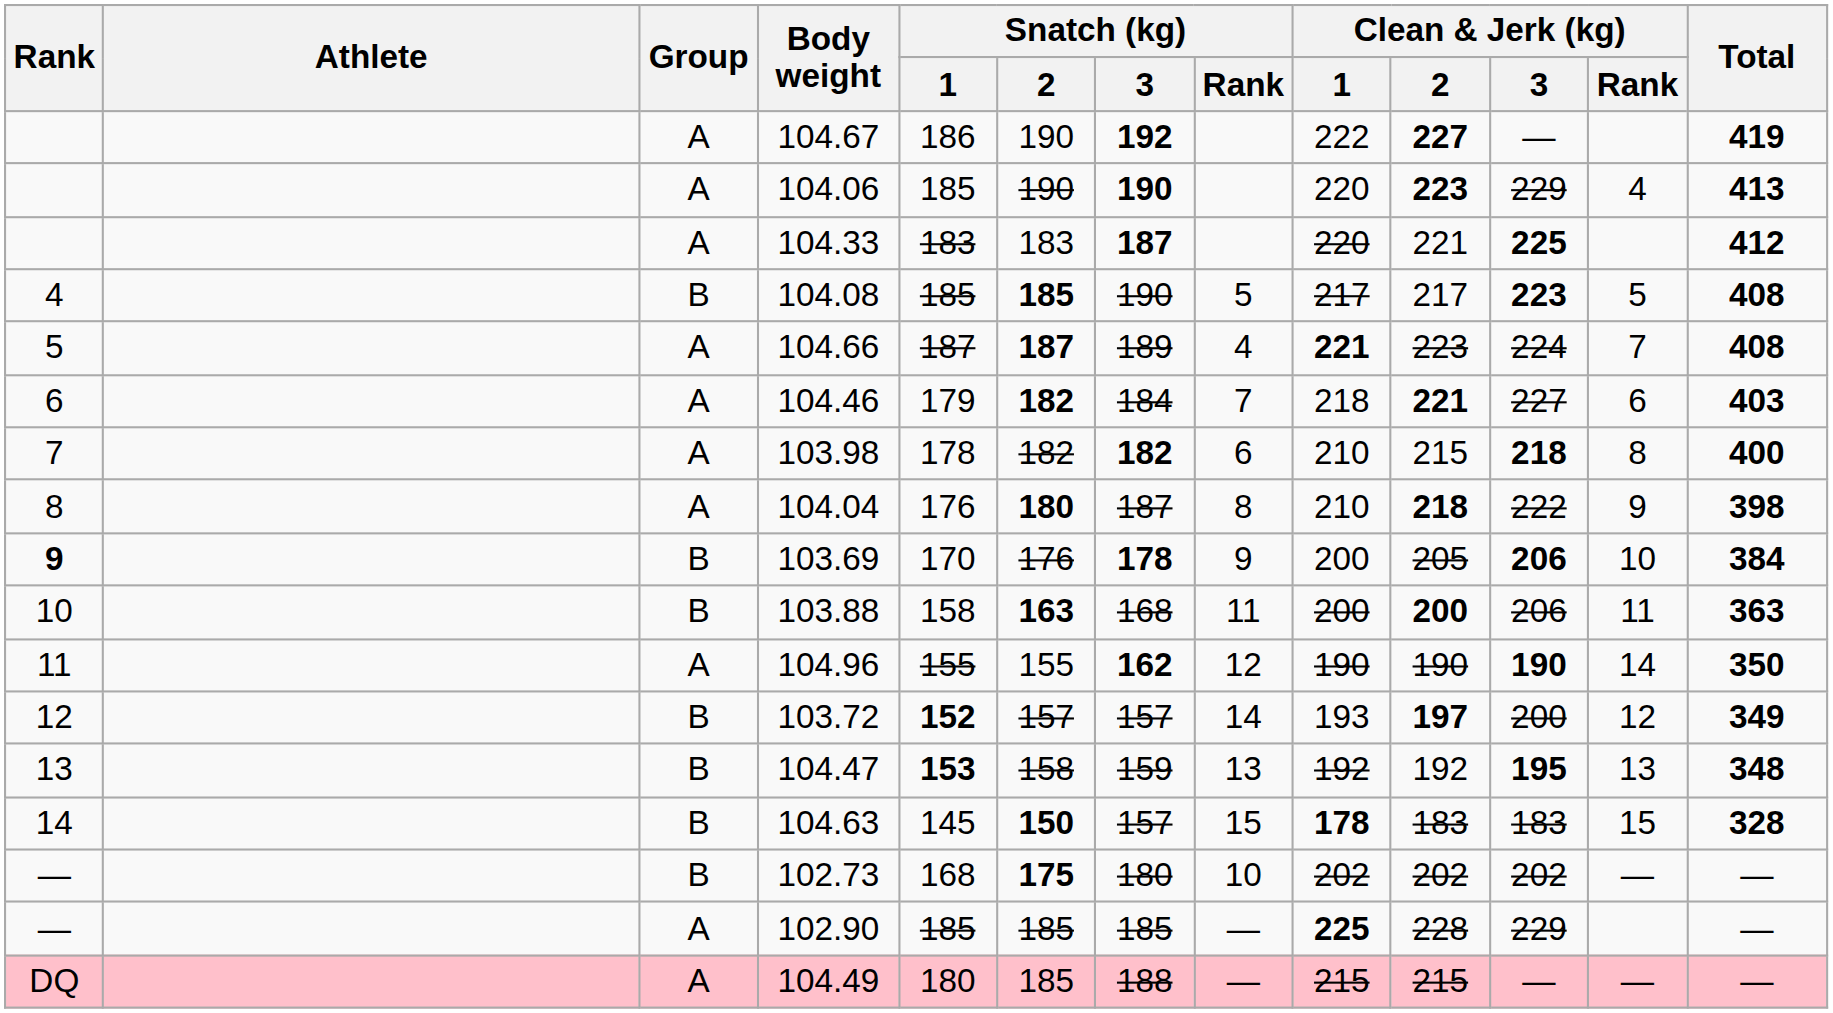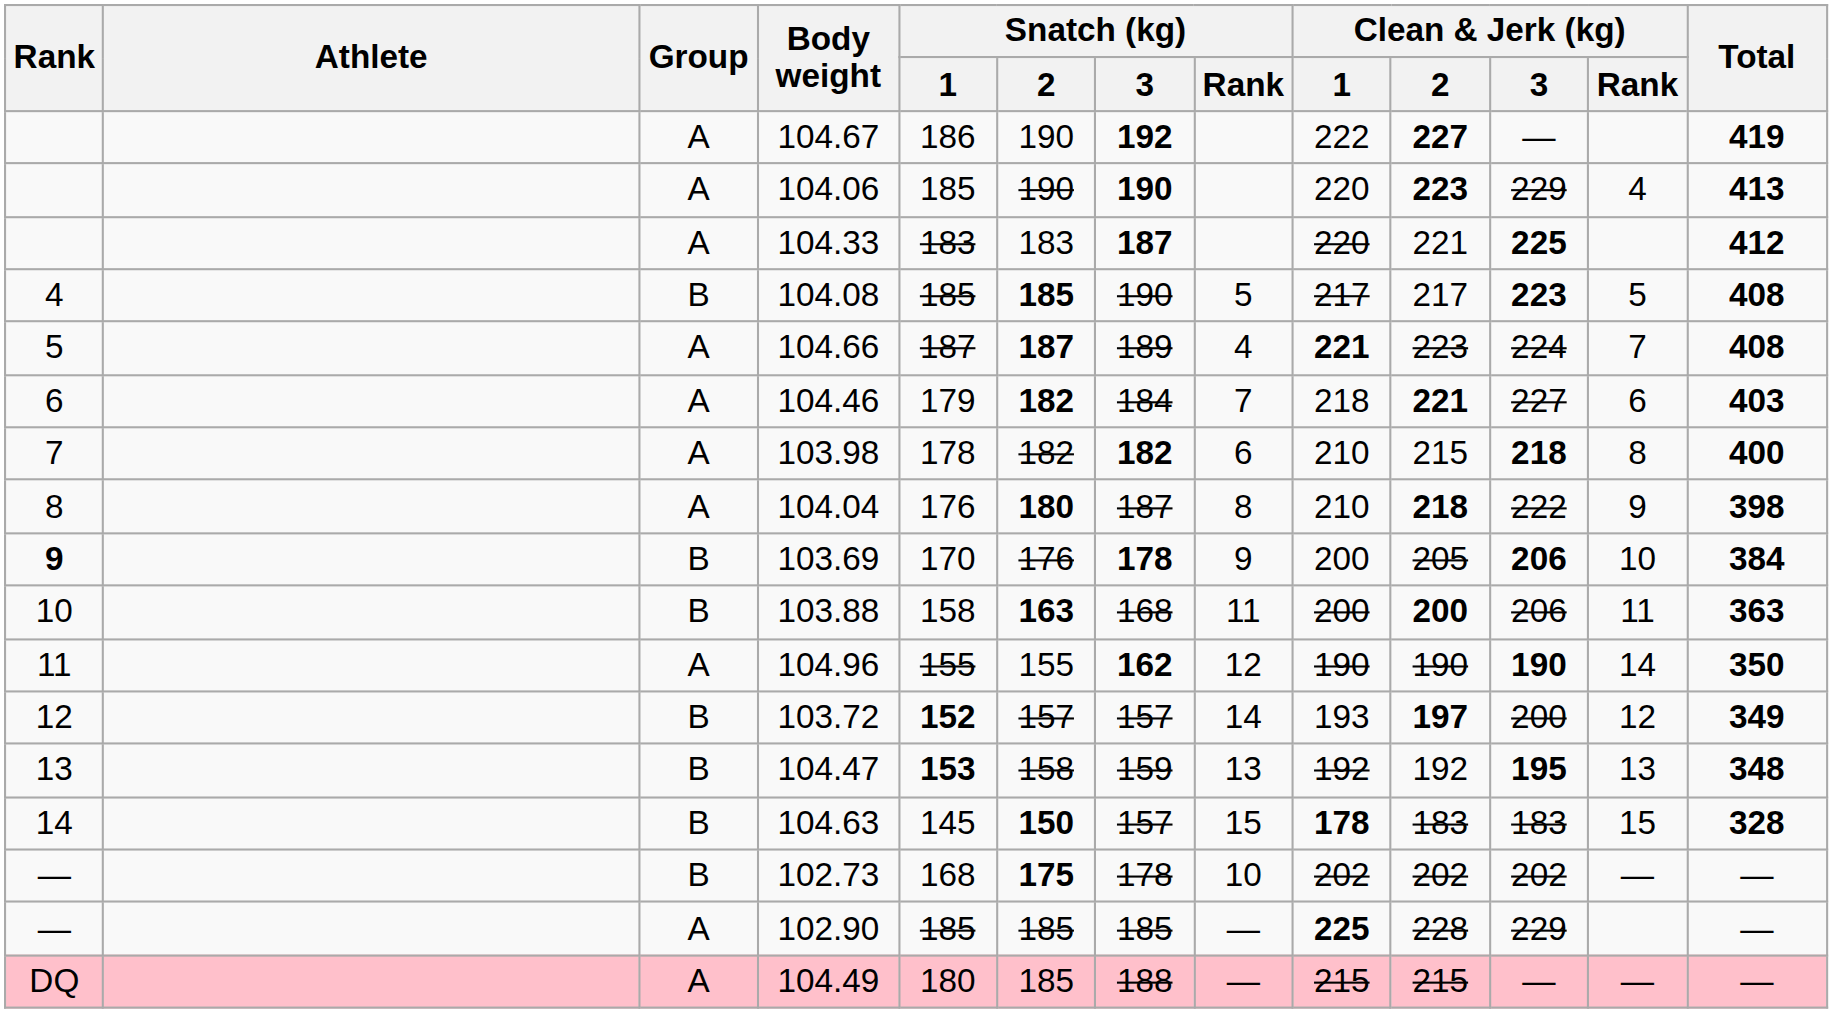(1145, 875) 180 -> (1145, 875) 178
